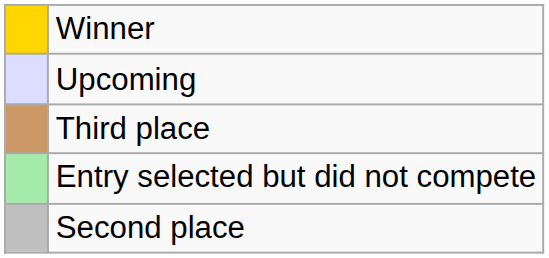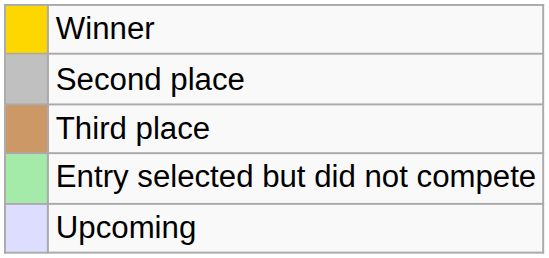rows swapped: (150, 227) <-> (126, 78)
